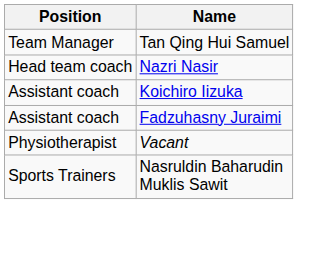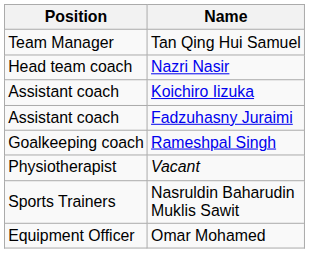+ row: (214, 142)
+ row: (208, 235)
